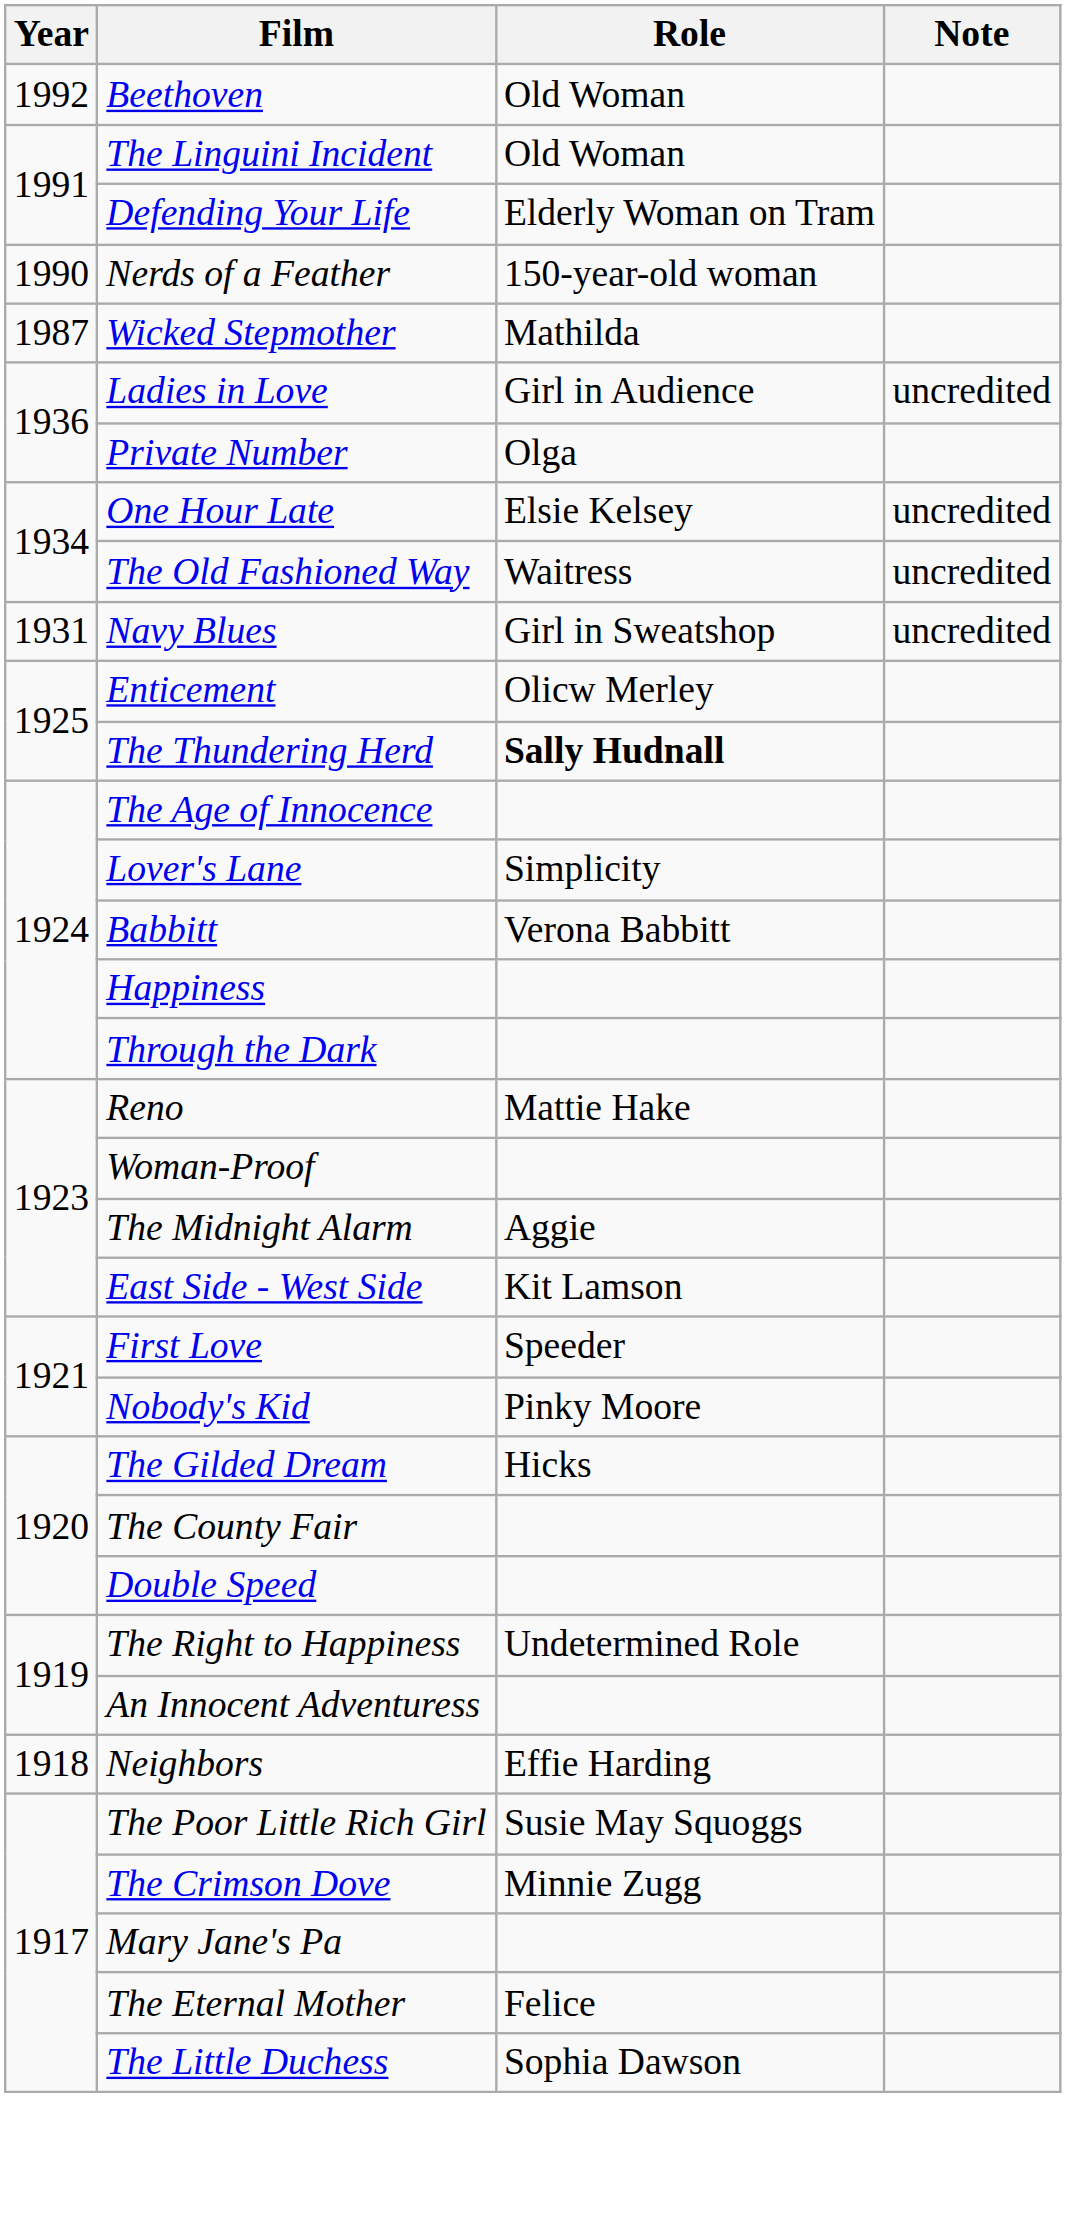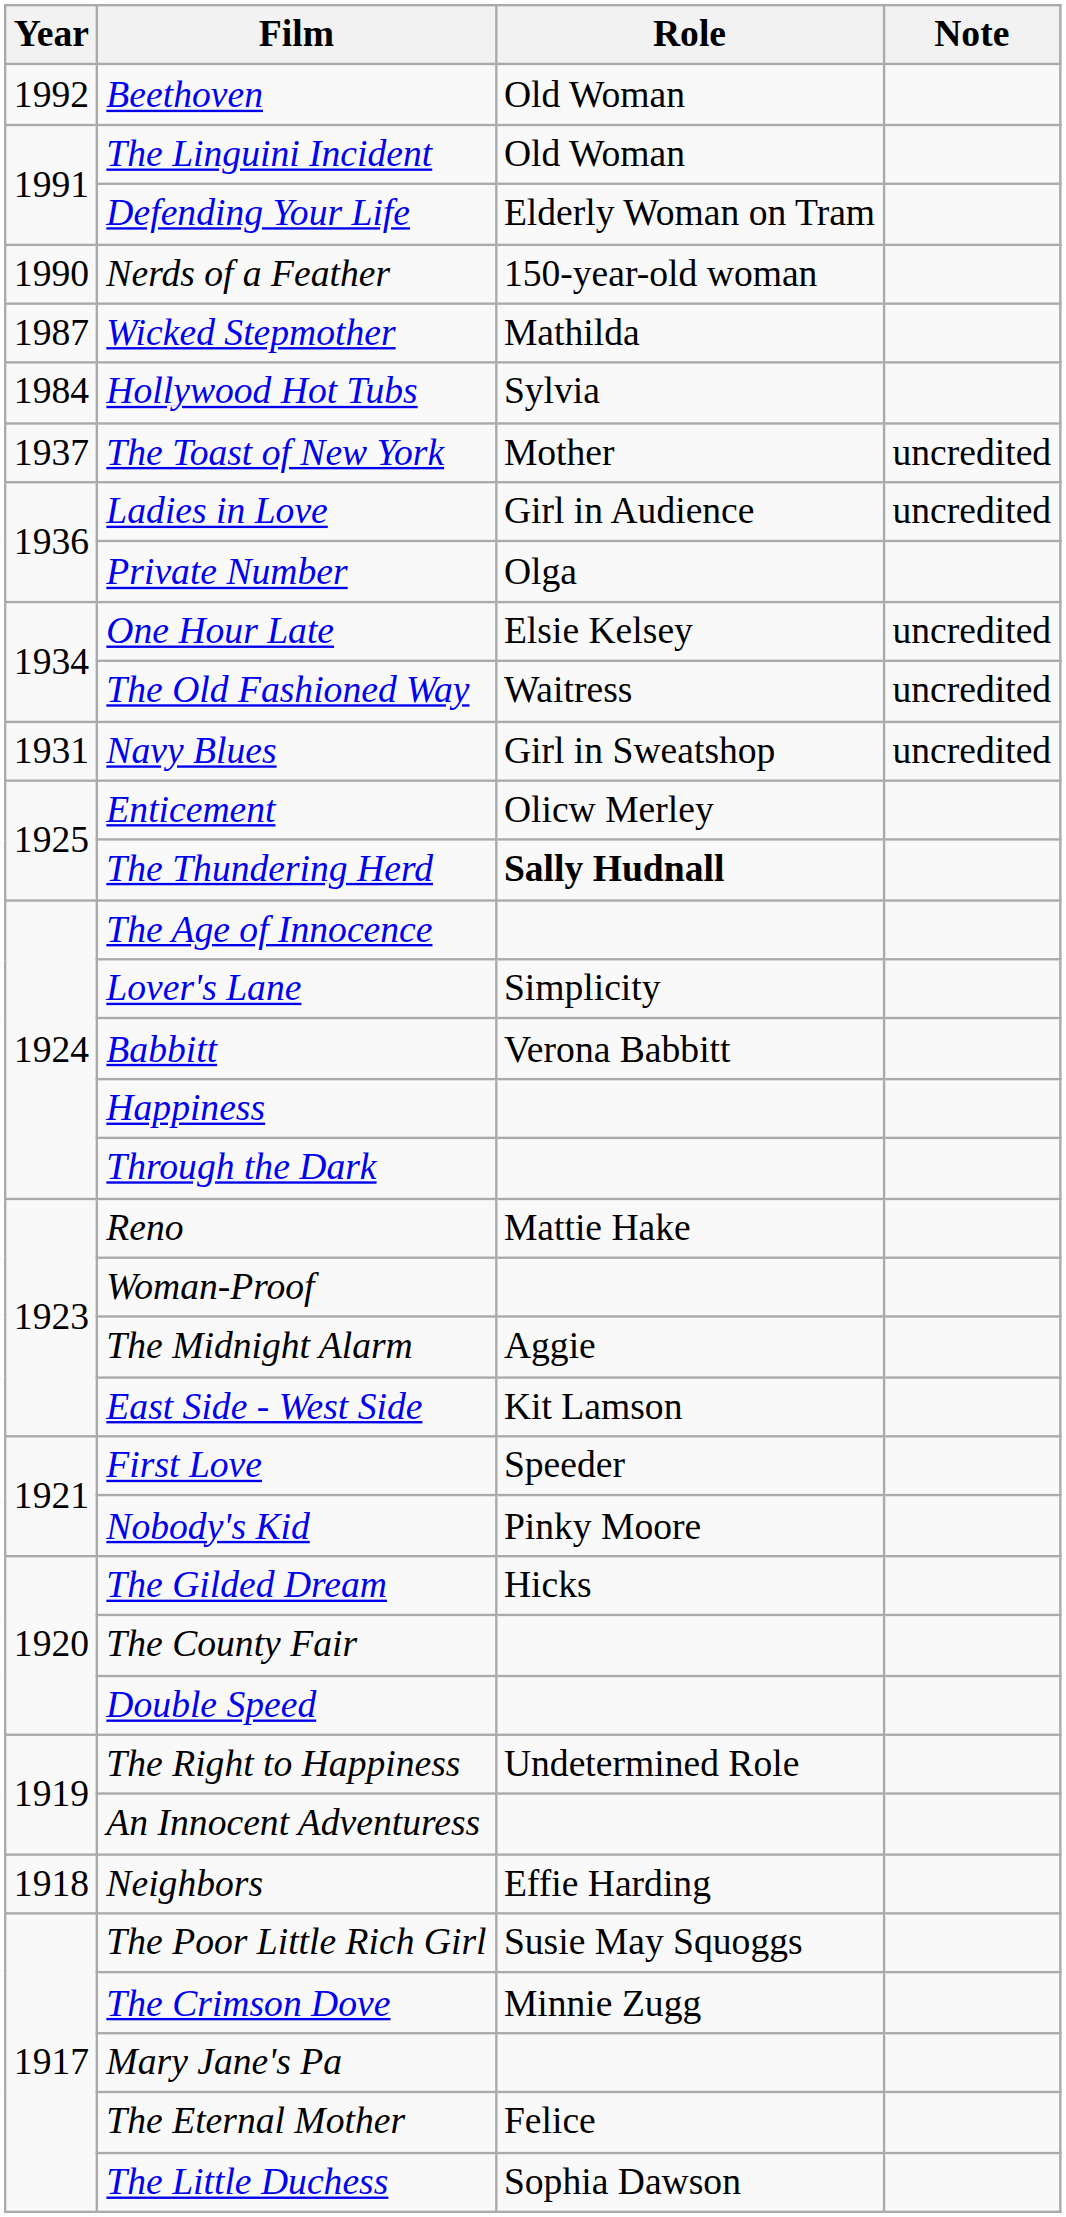+ row: (262, 392)
+ row: (275, 451)
